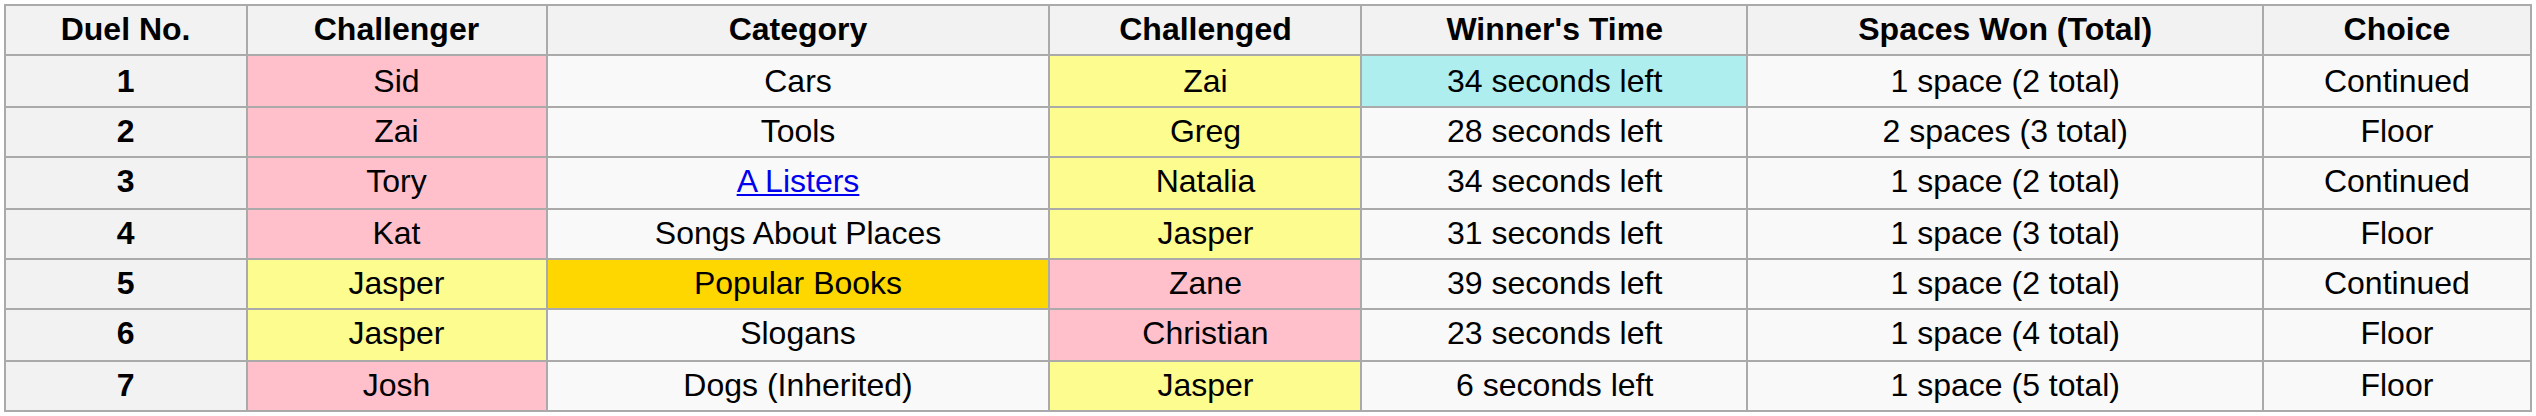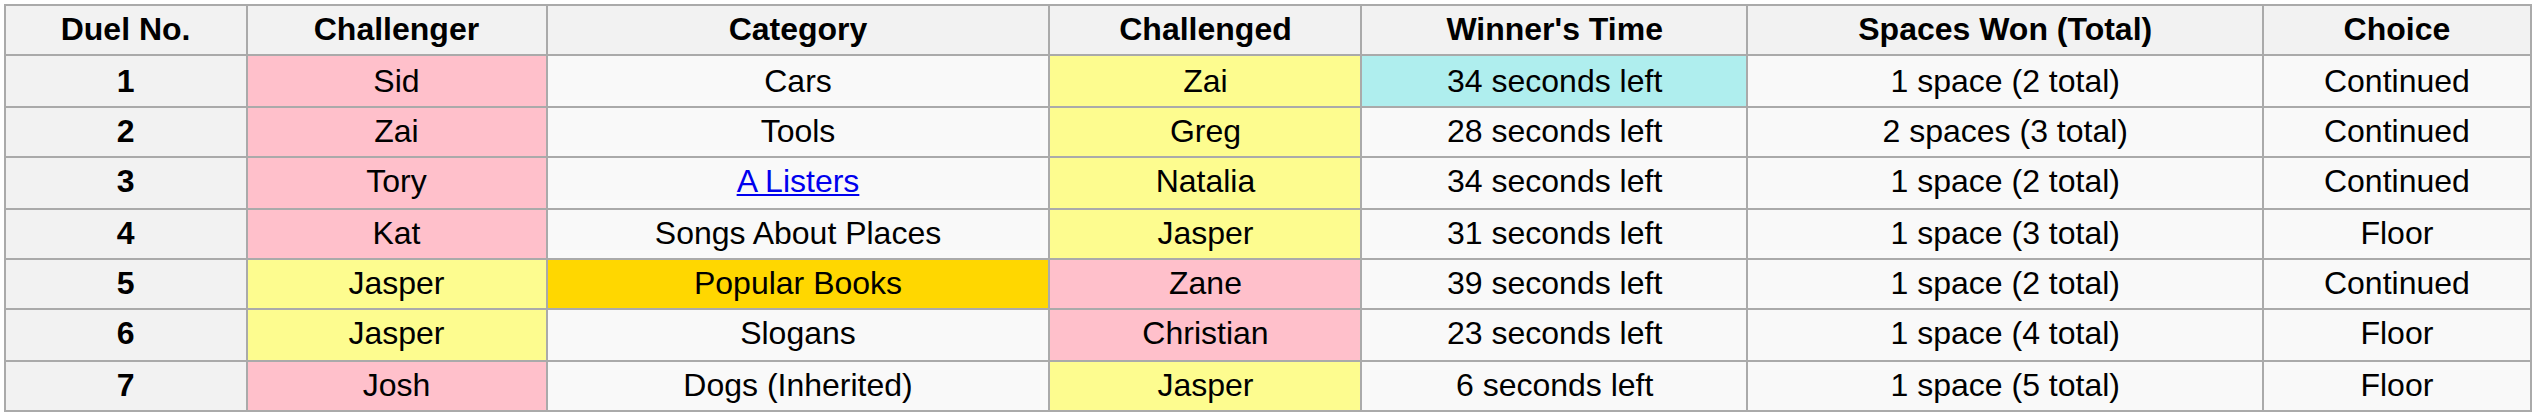(2397, 131) Floor -> (2397, 131) Continued
